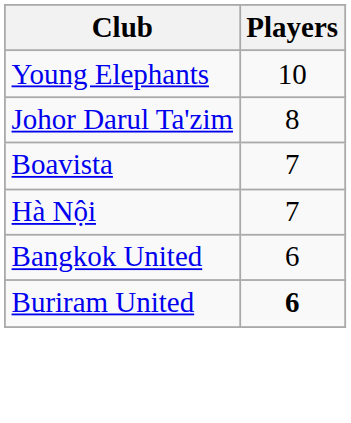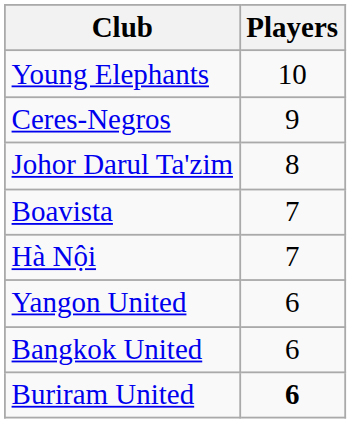+ row: (91, 119)
+ row: (99, 303)
